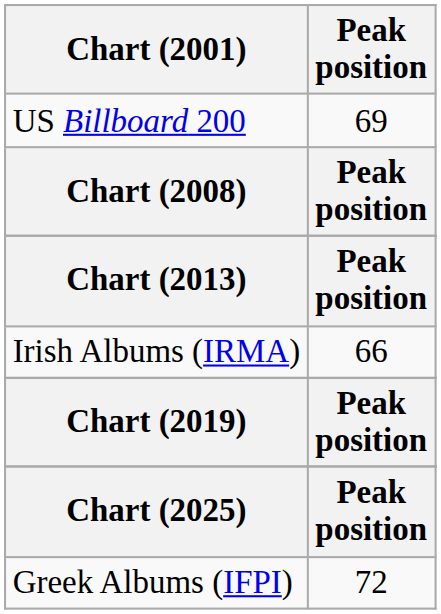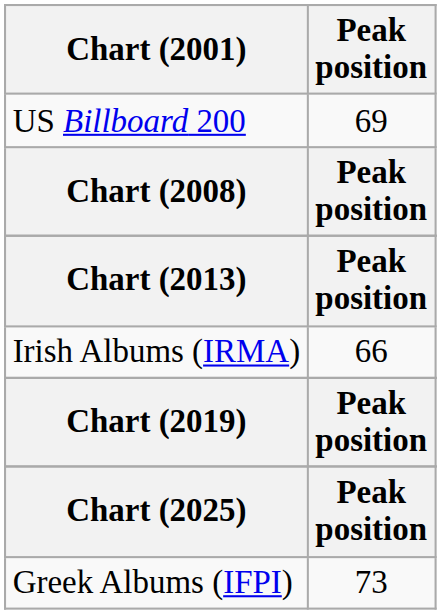(371, 581) 72 -> (371, 581) 73
